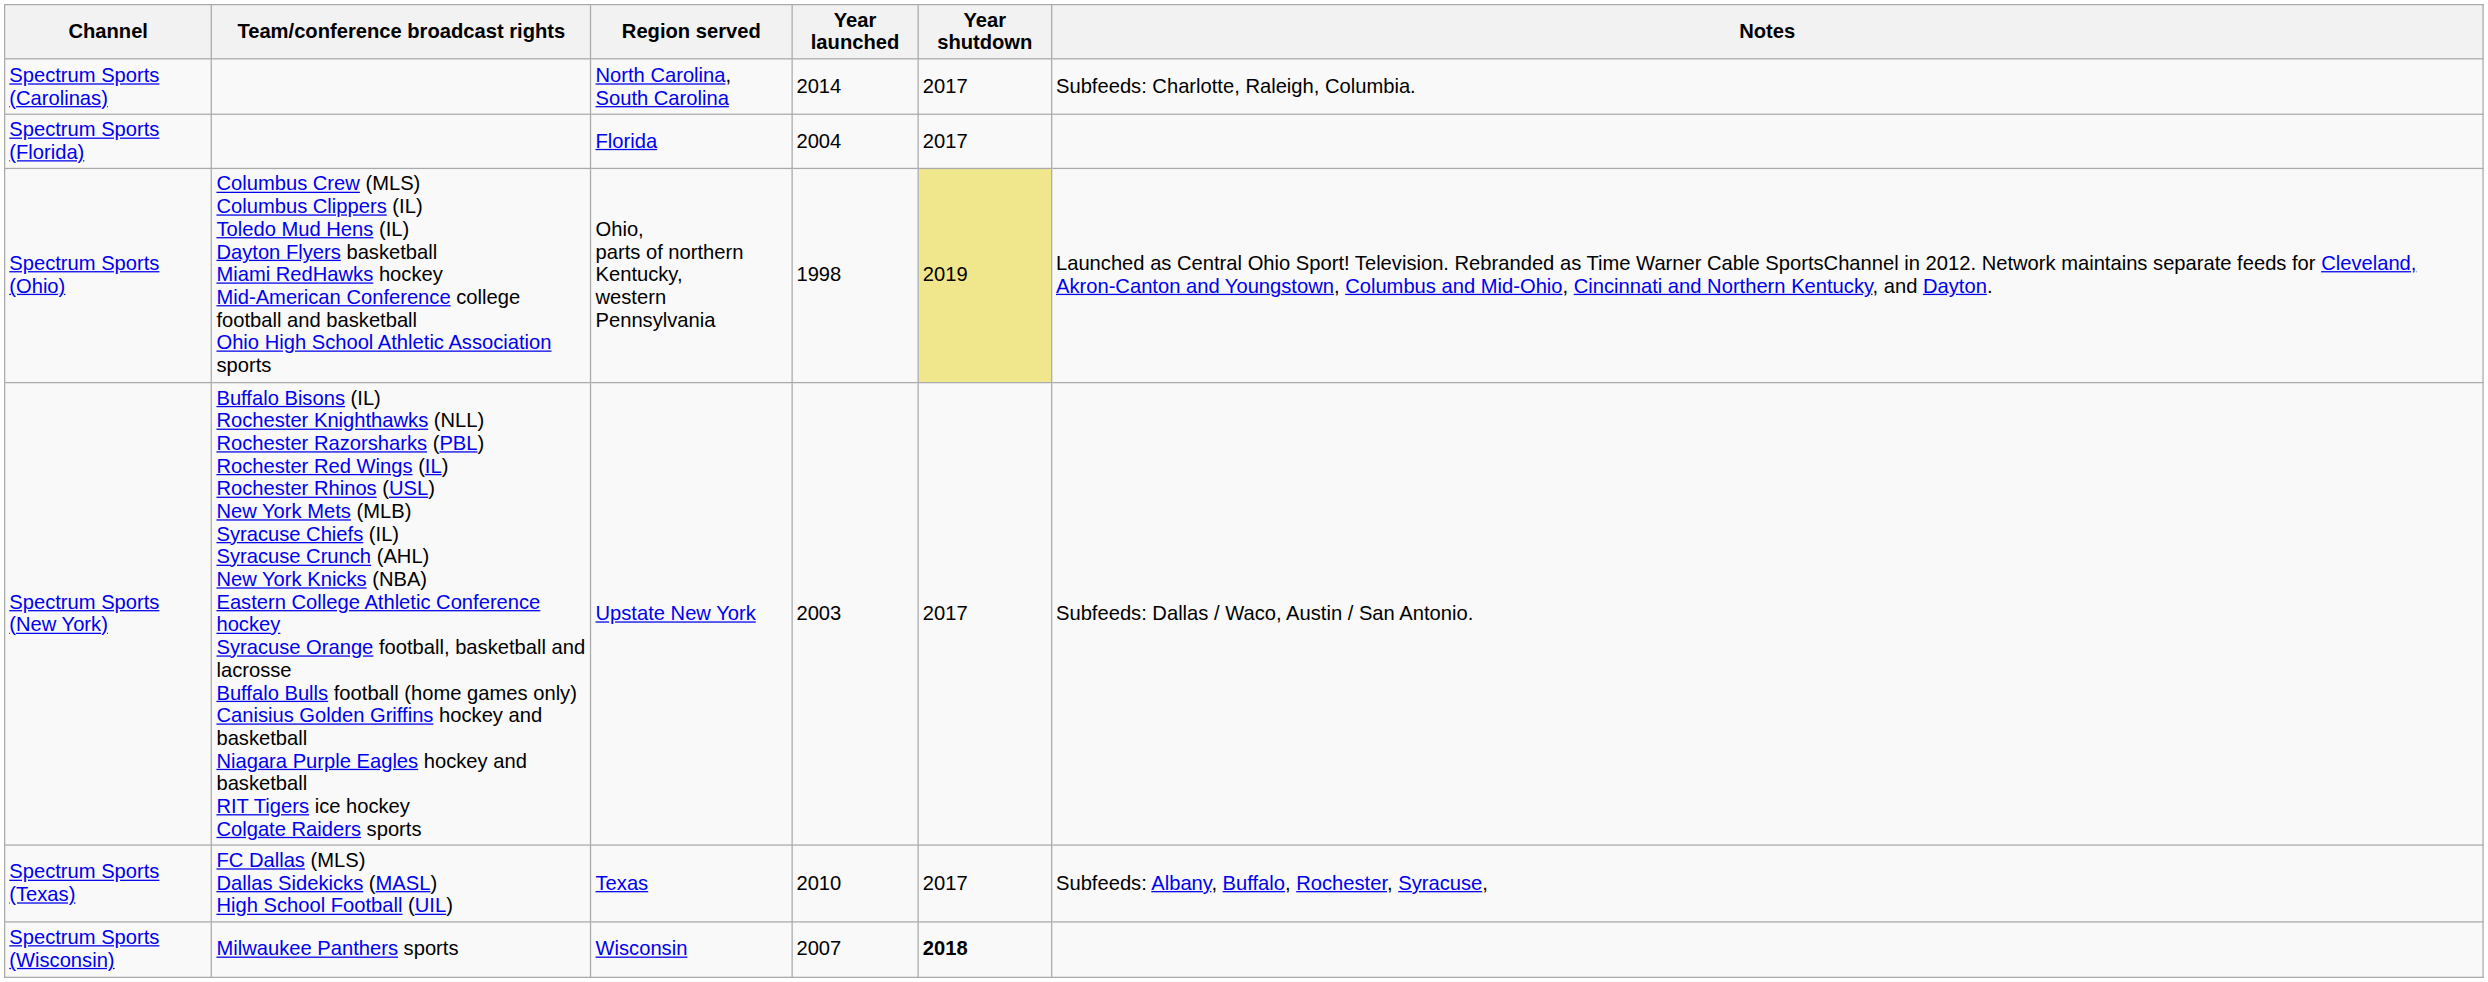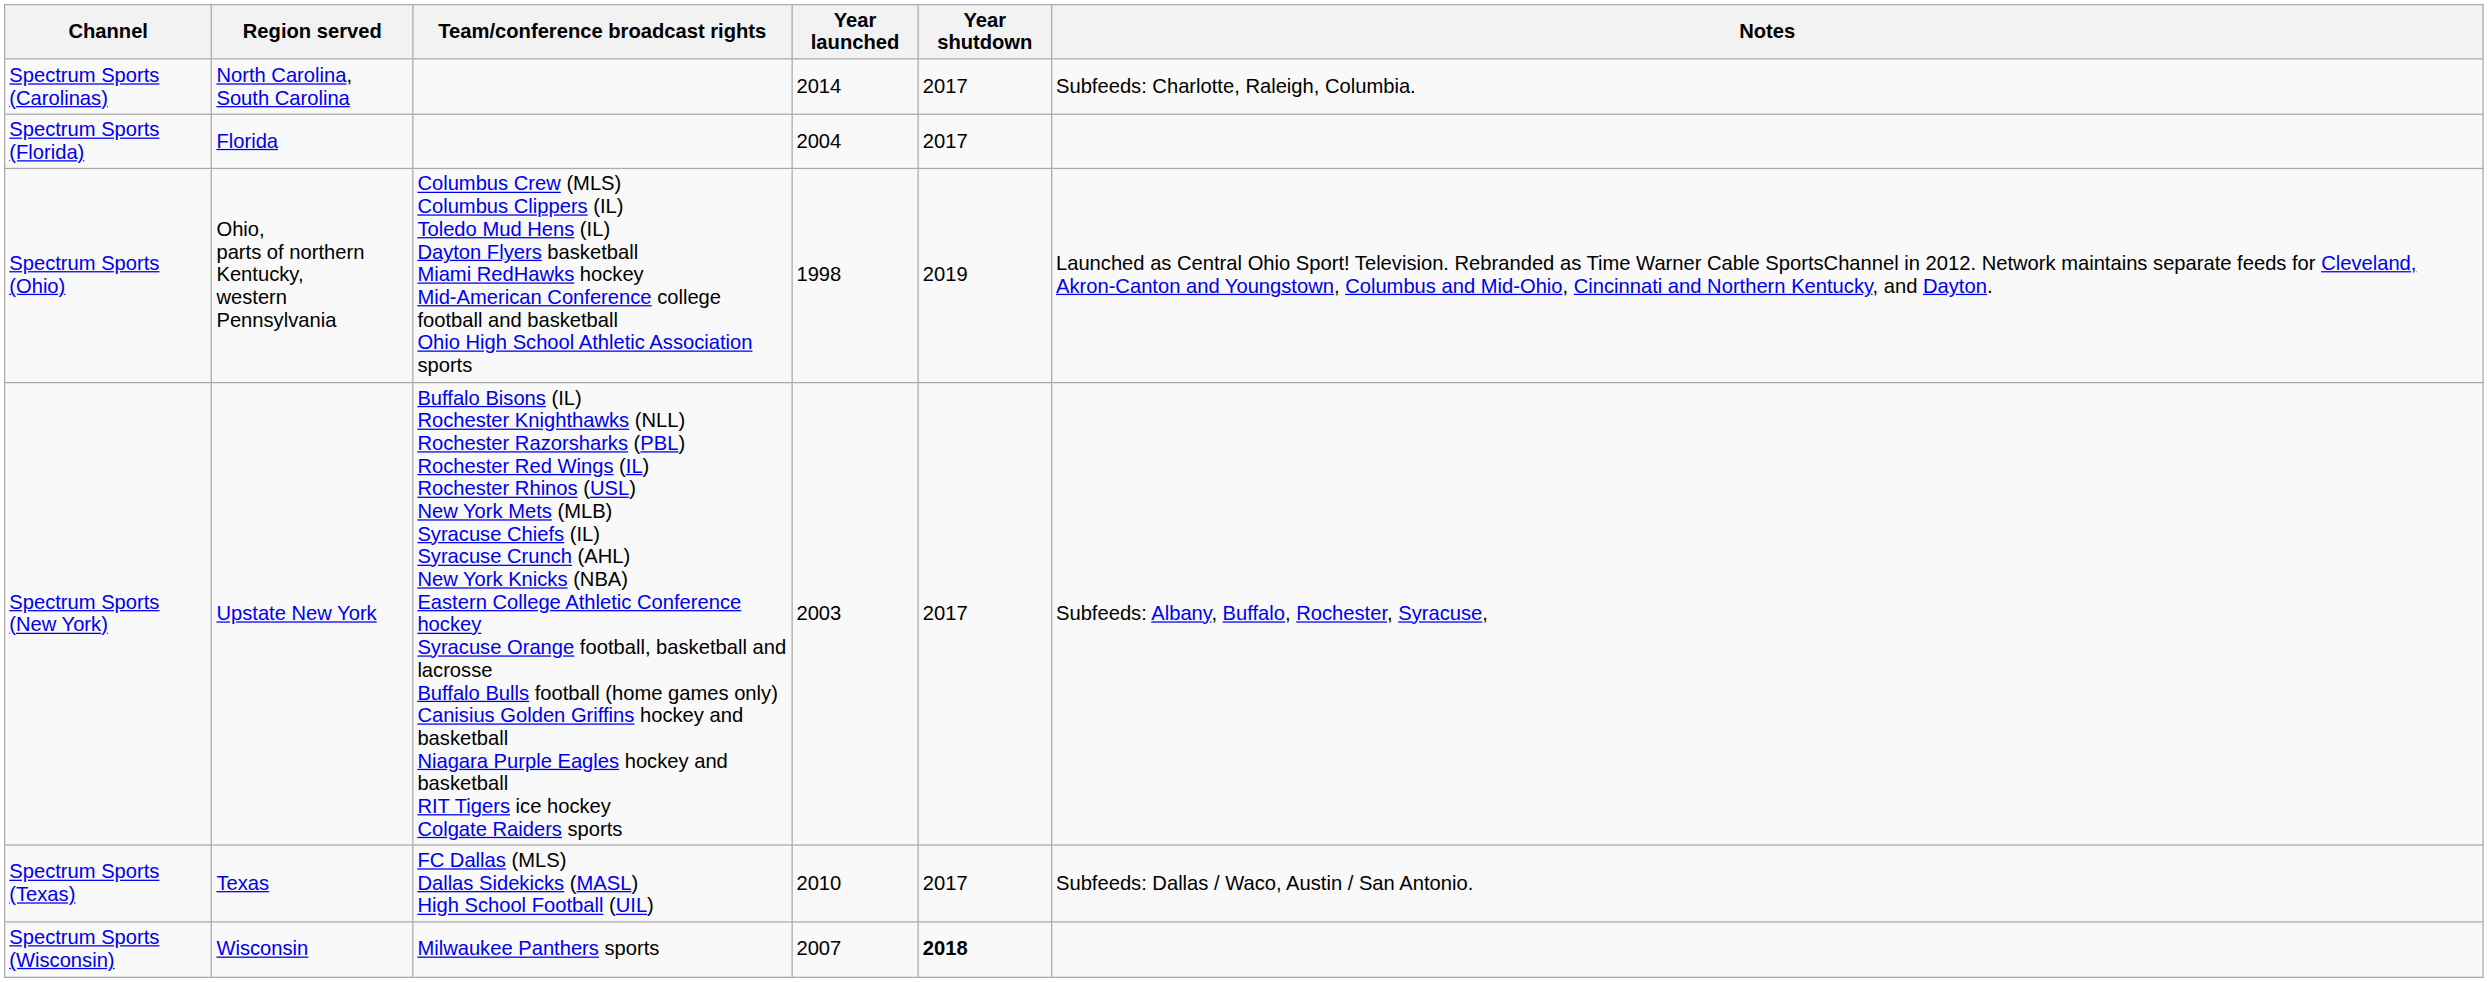columns swapped: (691, 31) <-> (401, 31)
(945, 275) khaki background -> (945, 275) no background
(1265, 613) Subfeeds: Dallas / Waco, Austin / San Antonio. -> (1272, 613) Subfeeds: Albany, Buffalo, Rochester, Syracuse,
(1272, 883) Subfeeds: Albany, Buffalo, Rochester, Syracuse, -> (1265, 883) Subfeeds: Dallas / Waco, Austin / San Antonio.
